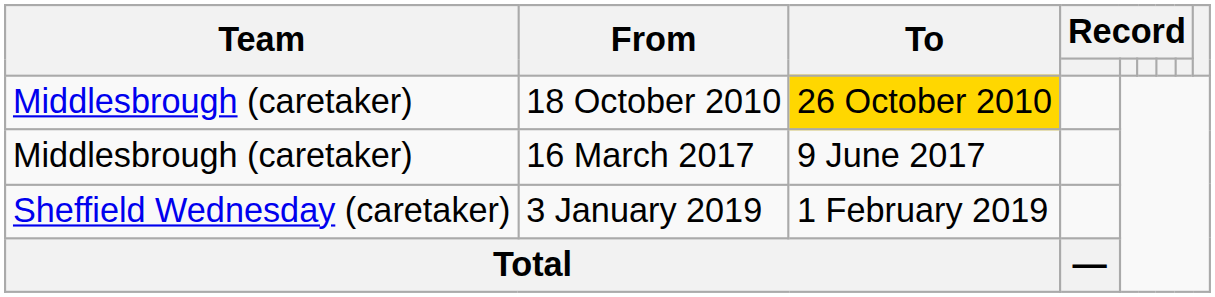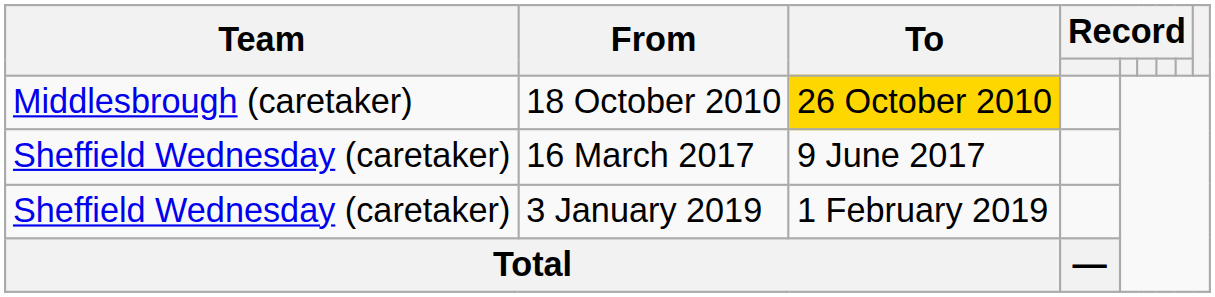(213, 156) Middlesbrough (caretaker) -> (262, 156) Sheffield Wednesday (caretaker)
